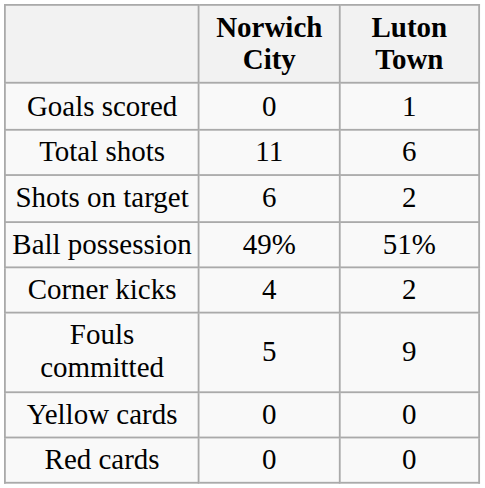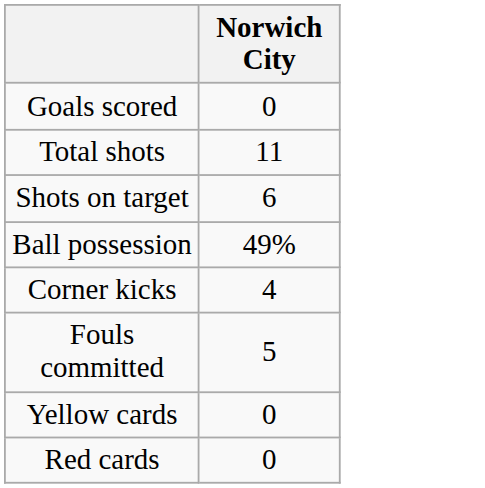- column: (409, 43)
